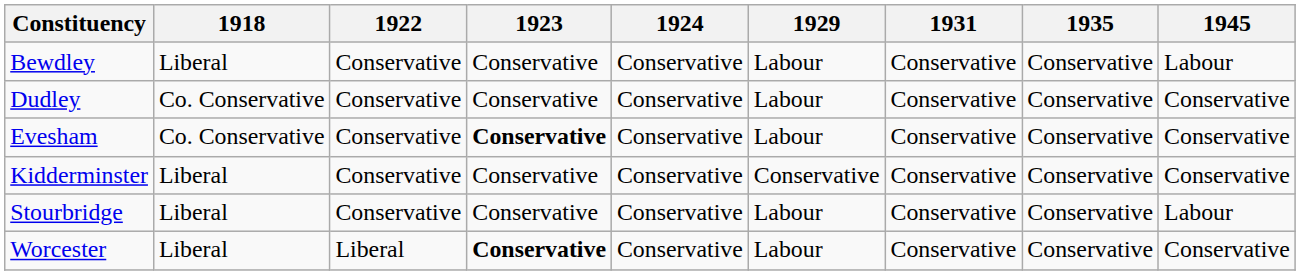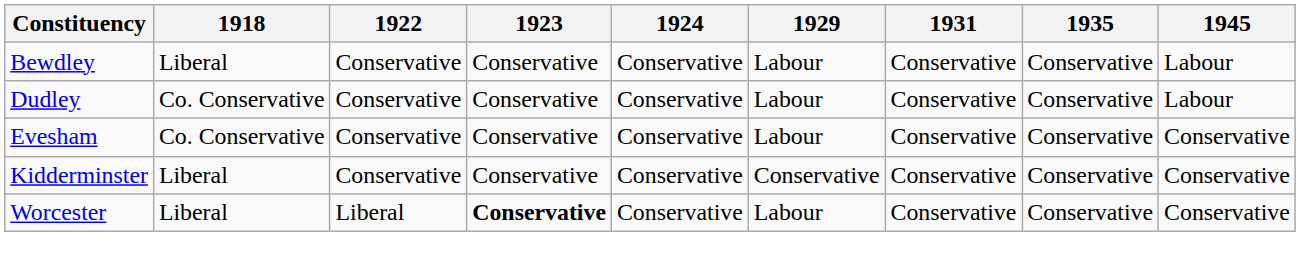(1227, 99) Conservative -> (1199, 99) Labour
(539, 136) bold -> (535, 136) normal
- row: (67, 212)
